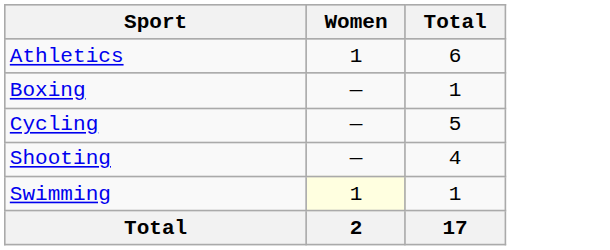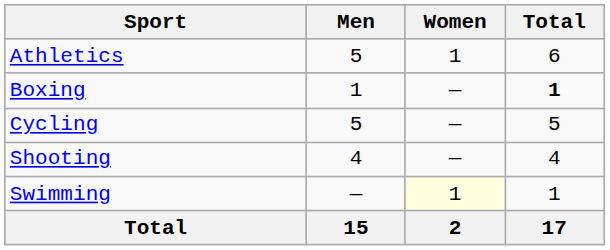+ column: (356, 22)
(455, 91) normal -> (554, 91) bold
